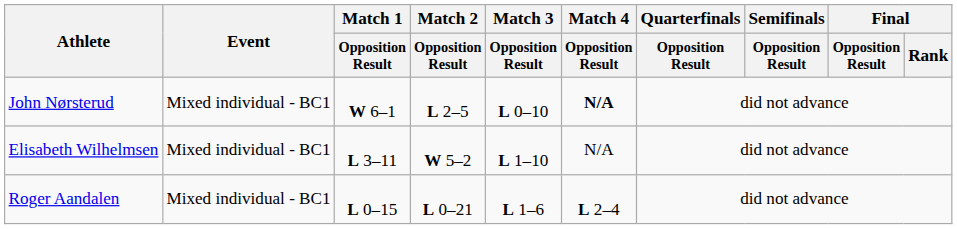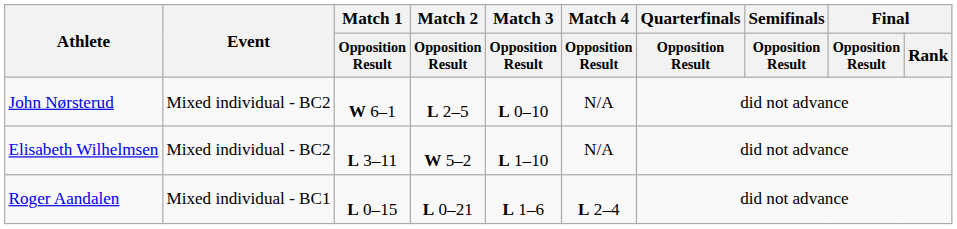(248, 102) Mixed individual - BC1 -> (248, 102) Mixed individual - BC2
(599, 102) bold -> (599, 102) normal
(248, 150) Mixed individual - BC1 -> (248, 150) Mixed individual - BC2
